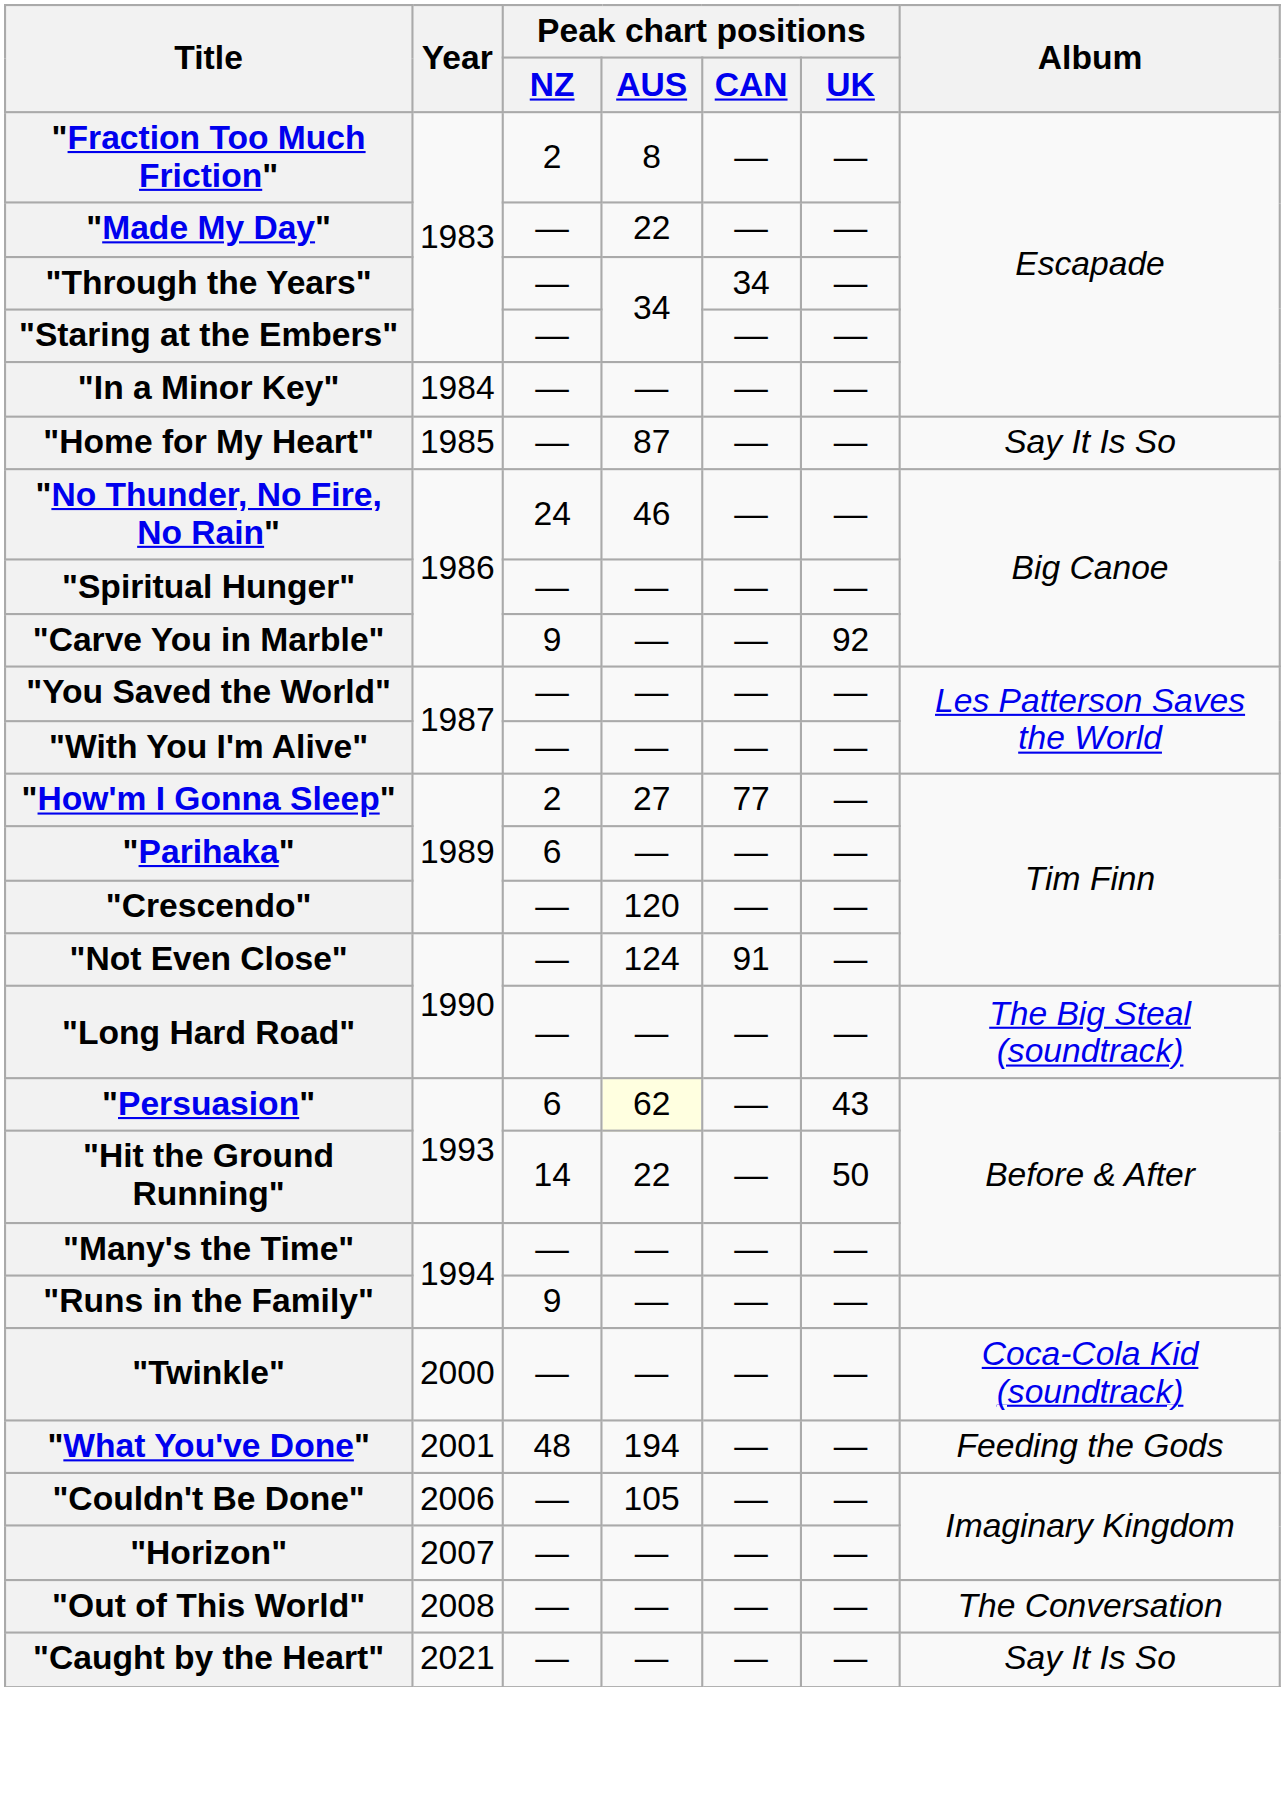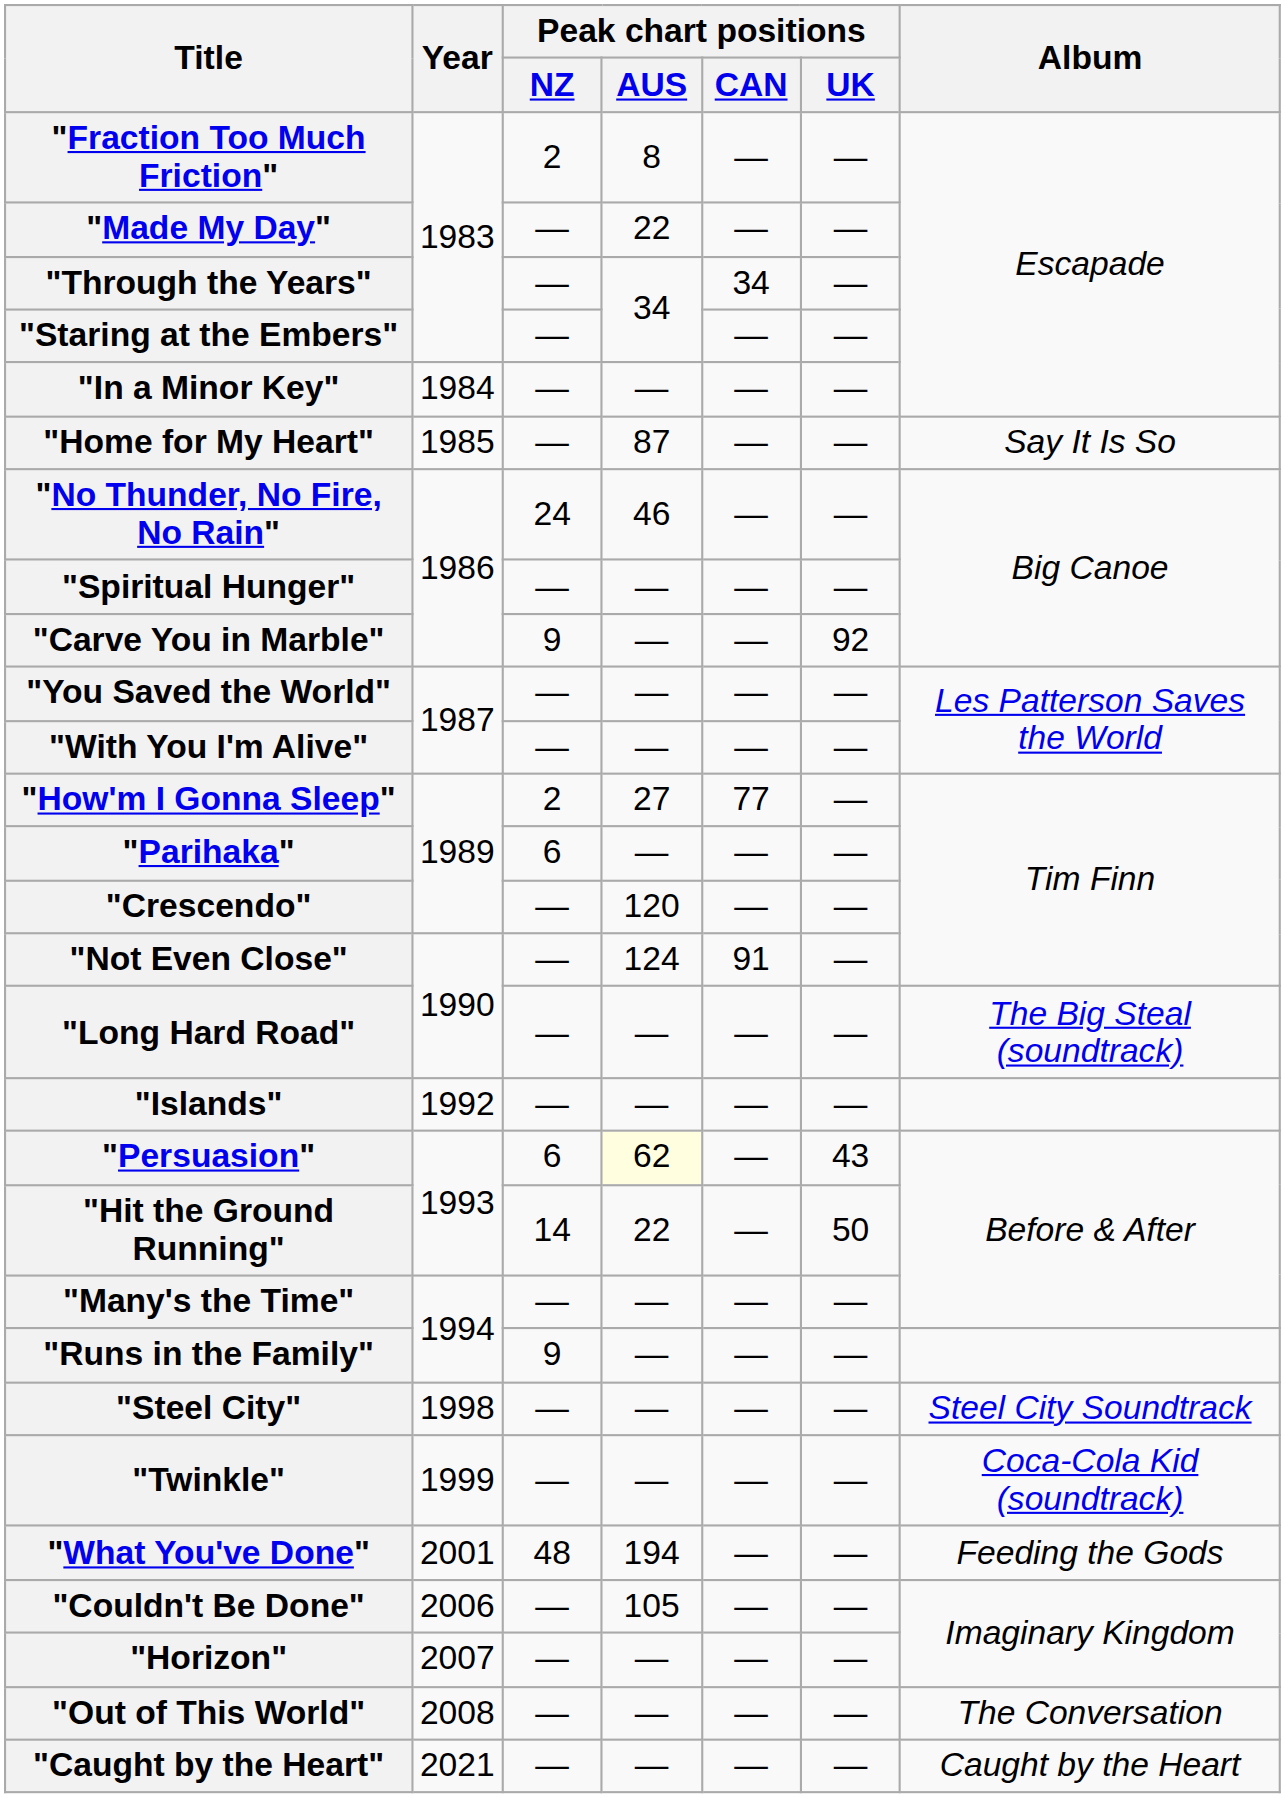+ row: (209, 1103)
+ row: (209, 1407)
(457, 1373) 2000 -> (457, 1480) 1999
(1090, 1658) Say It Is So -> (1090, 1765) Caught by the Heart
